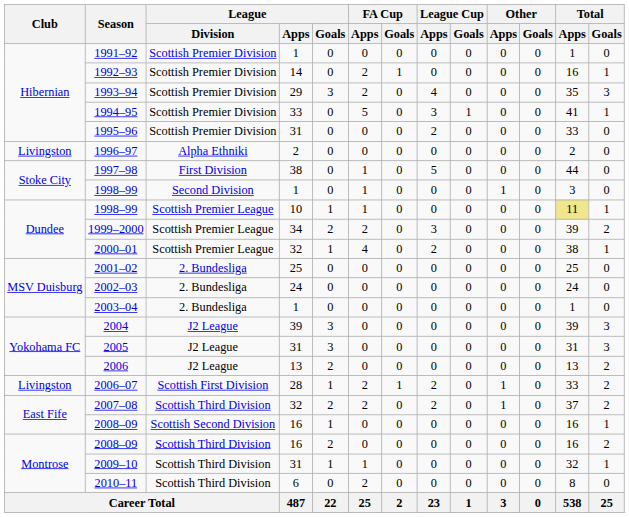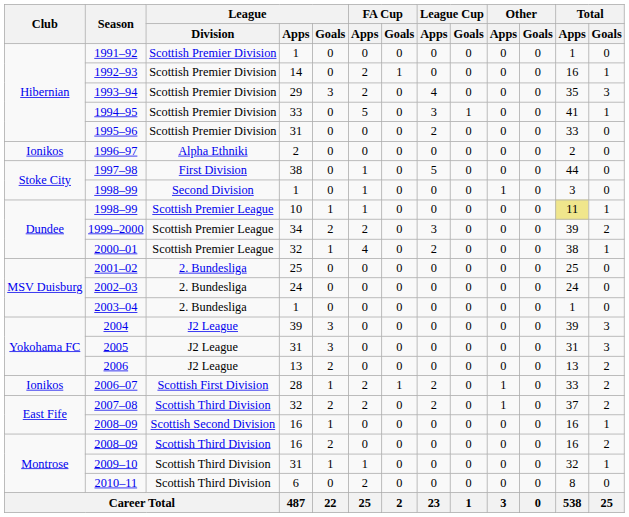(45, 151) Livingston -> (45, 151) Ionikos
(45, 385) Livingston -> (45, 385) Ionikos
